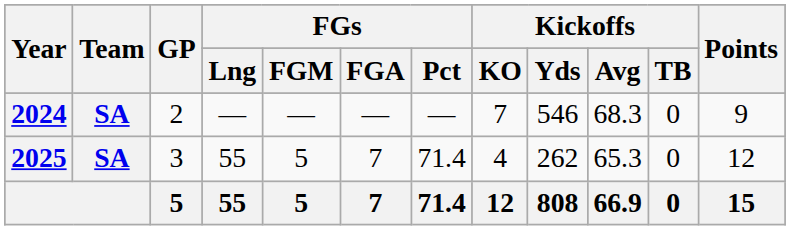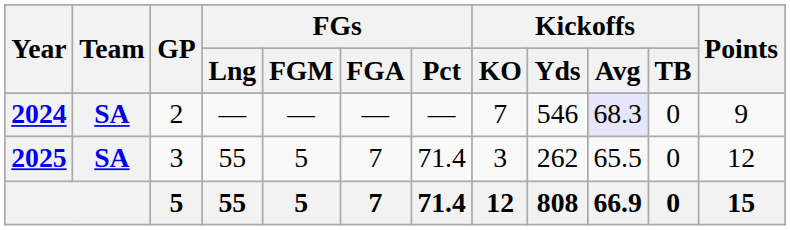(618, 114) no background -> (618, 114) lavender background
(500, 158) 4 -> (500, 158) 3
(618, 158) 65.3 -> (618, 158) 65.5
